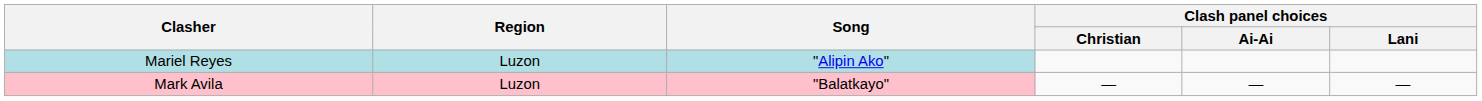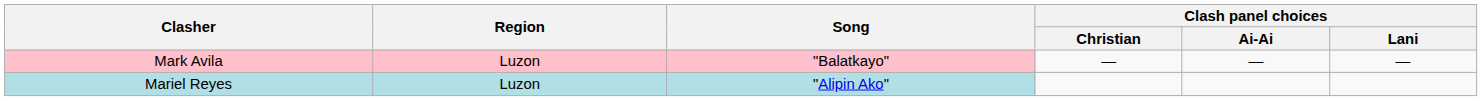rows swapped: (188, 61) <-> (188, 84)
